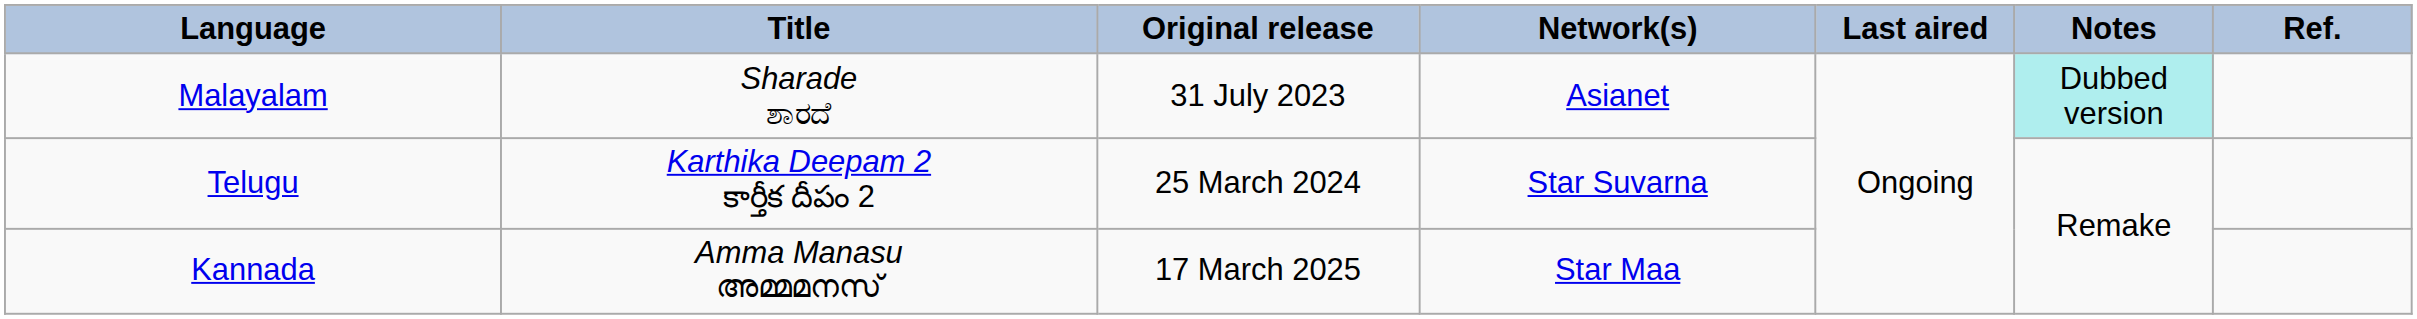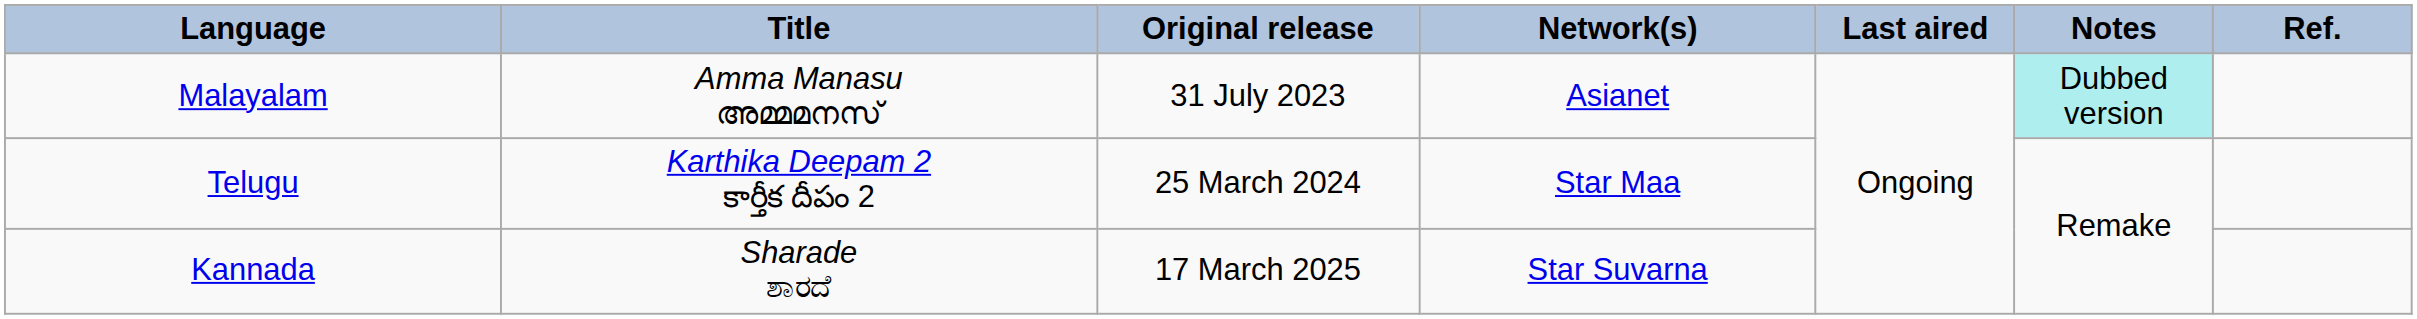(799, 95) Sharade ಶಾರದೆ -> (799, 95) Amma Manasu അമ്മമനസ്
(1618, 182) Star Suvarna -> (1618, 182) Star Maa
(799, 270) Amma Manasu അമ്മമനസ് -> (799, 270) Sharade ಶಾರದೆ
(1618, 270) Star Maa -> (1618, 270) Star Suvarna
